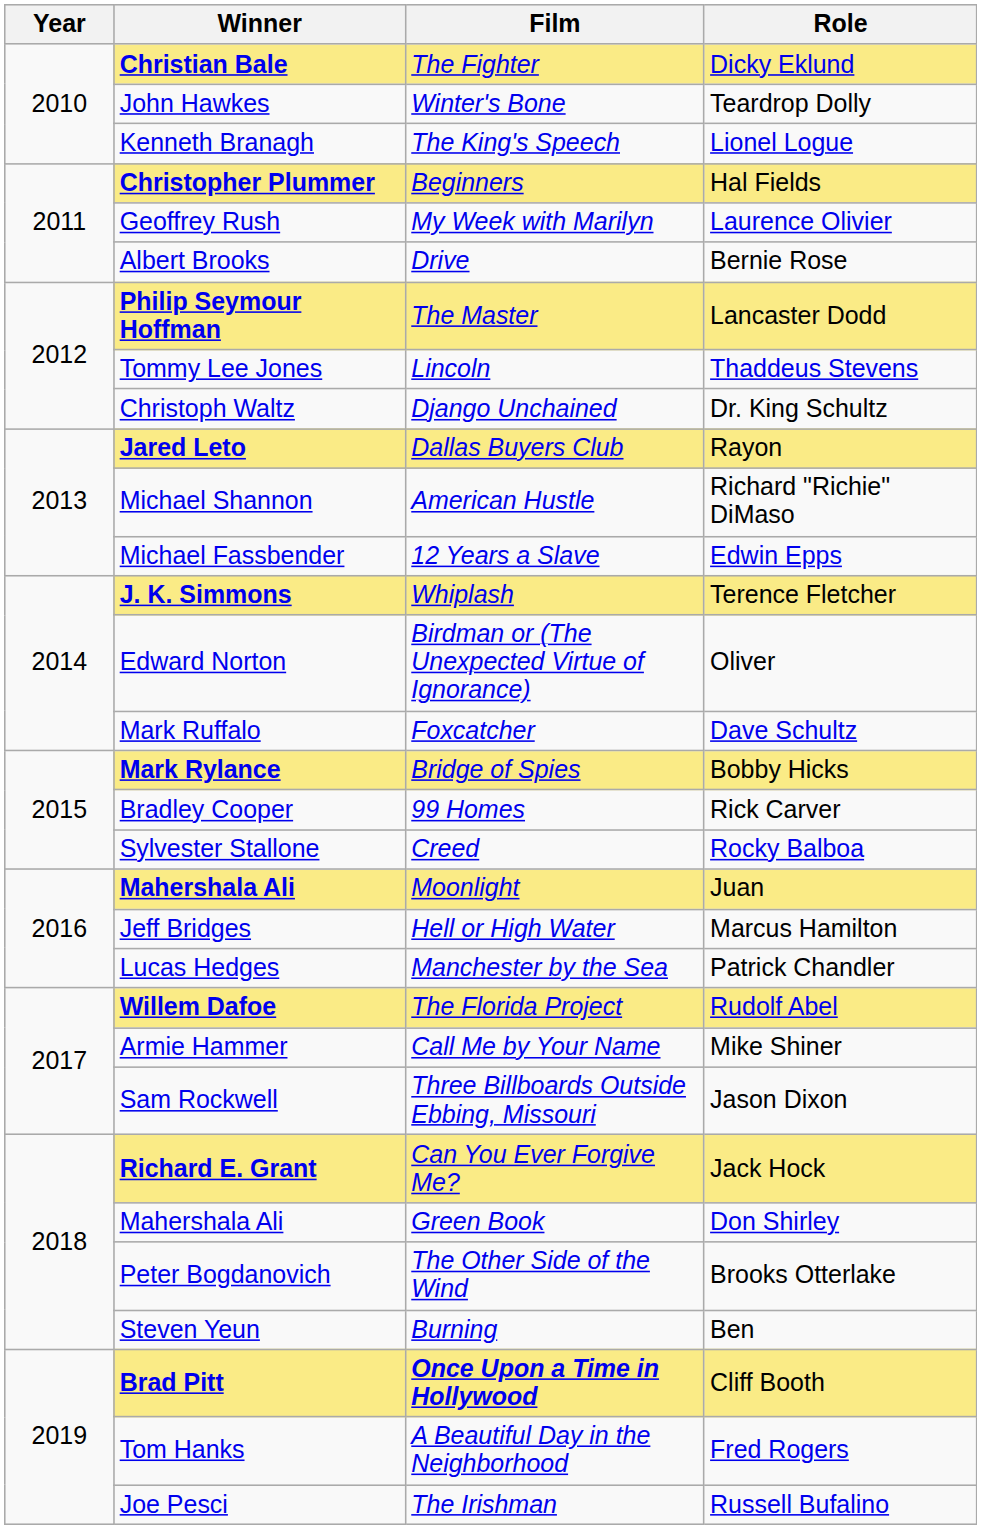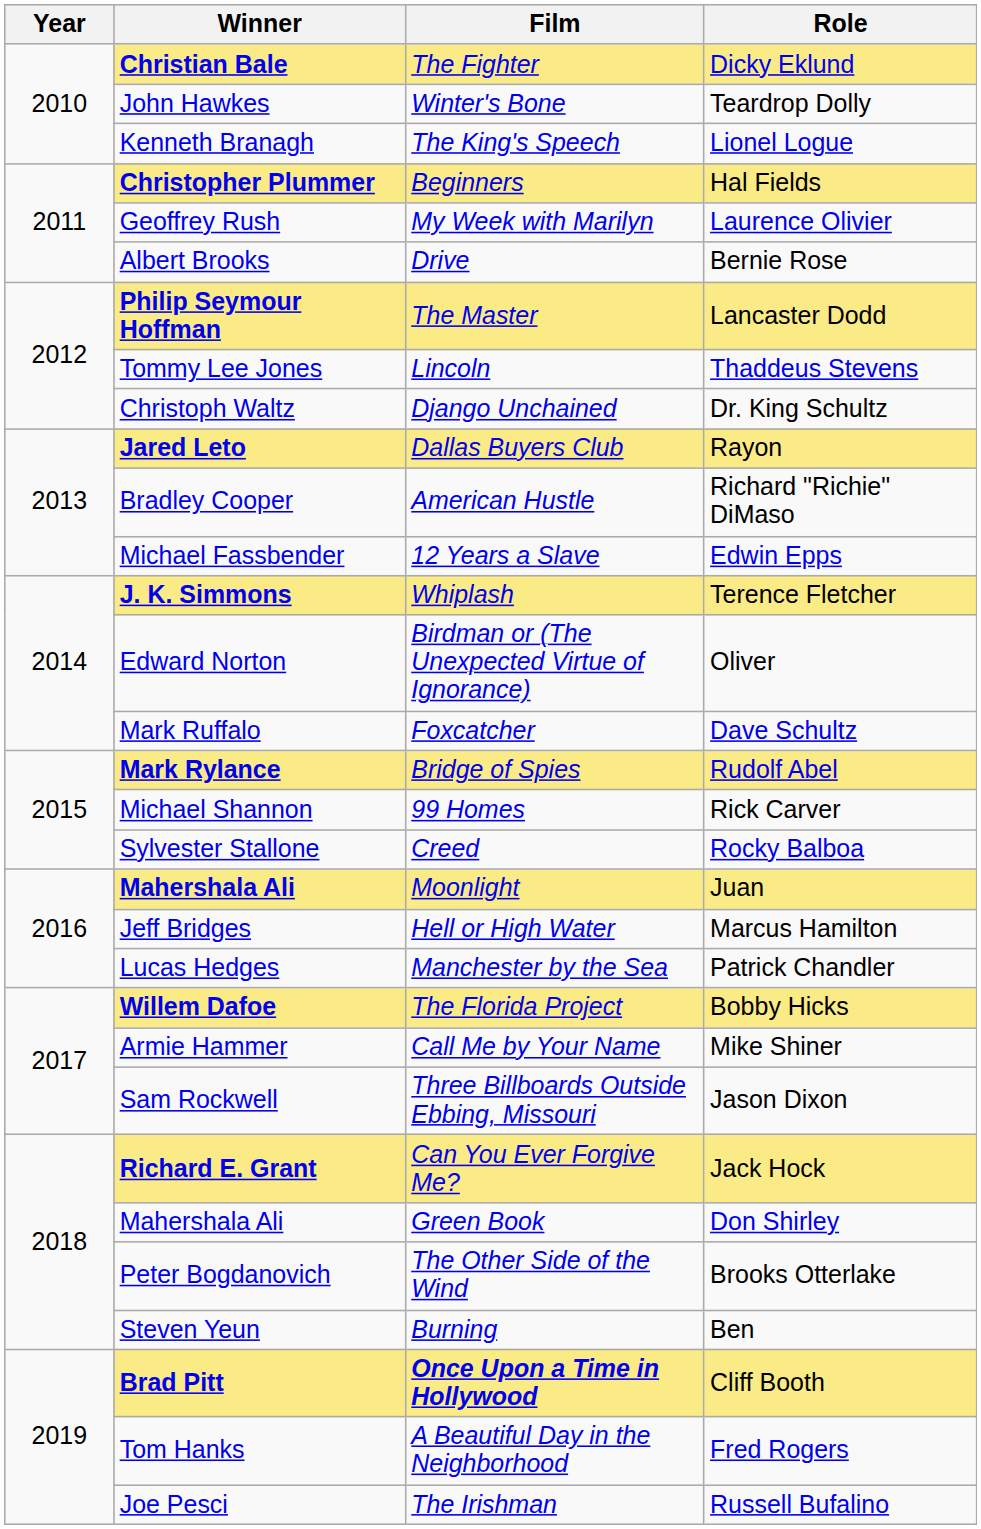(216, 501) Michael Shannon -> (206, 501) Bradley Cooper
(779, 769) Bobby Hicks -> (774, 769) Rudolf Abel
(206, 809) Bradley Cooper -> (216, 809) Michael Shannon
(774, 1007) Rudolf Abel -> (779, 1007) Bobby Hicks
